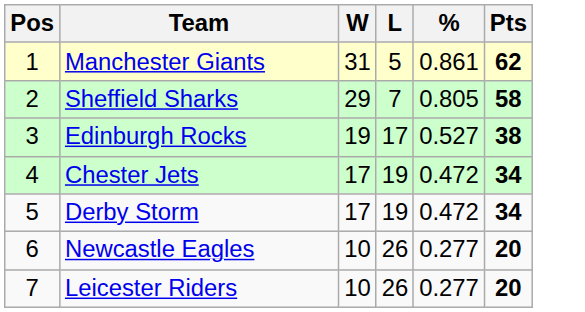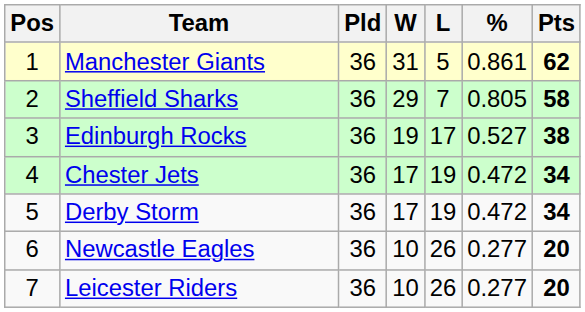+ column: (363, 23)
